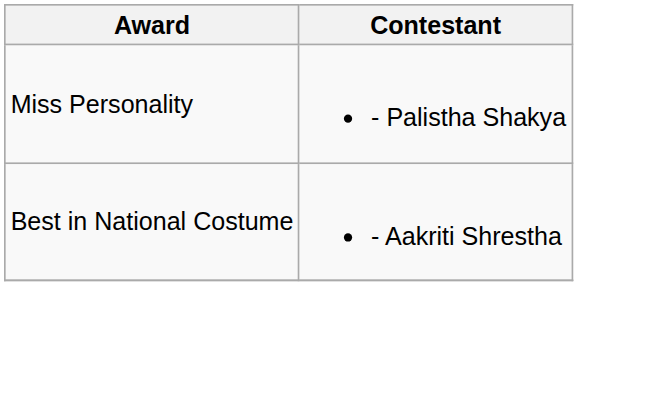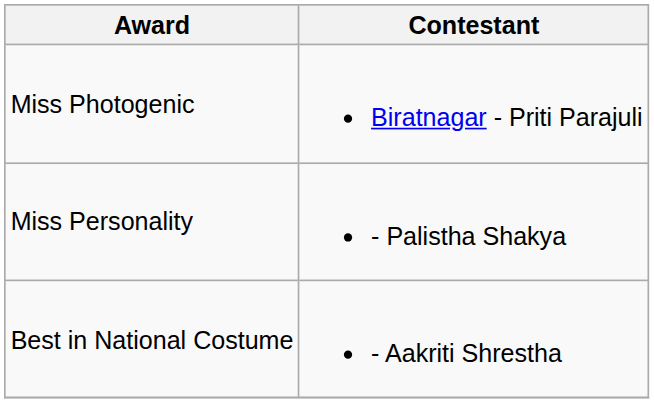+ row: (103, 104)
